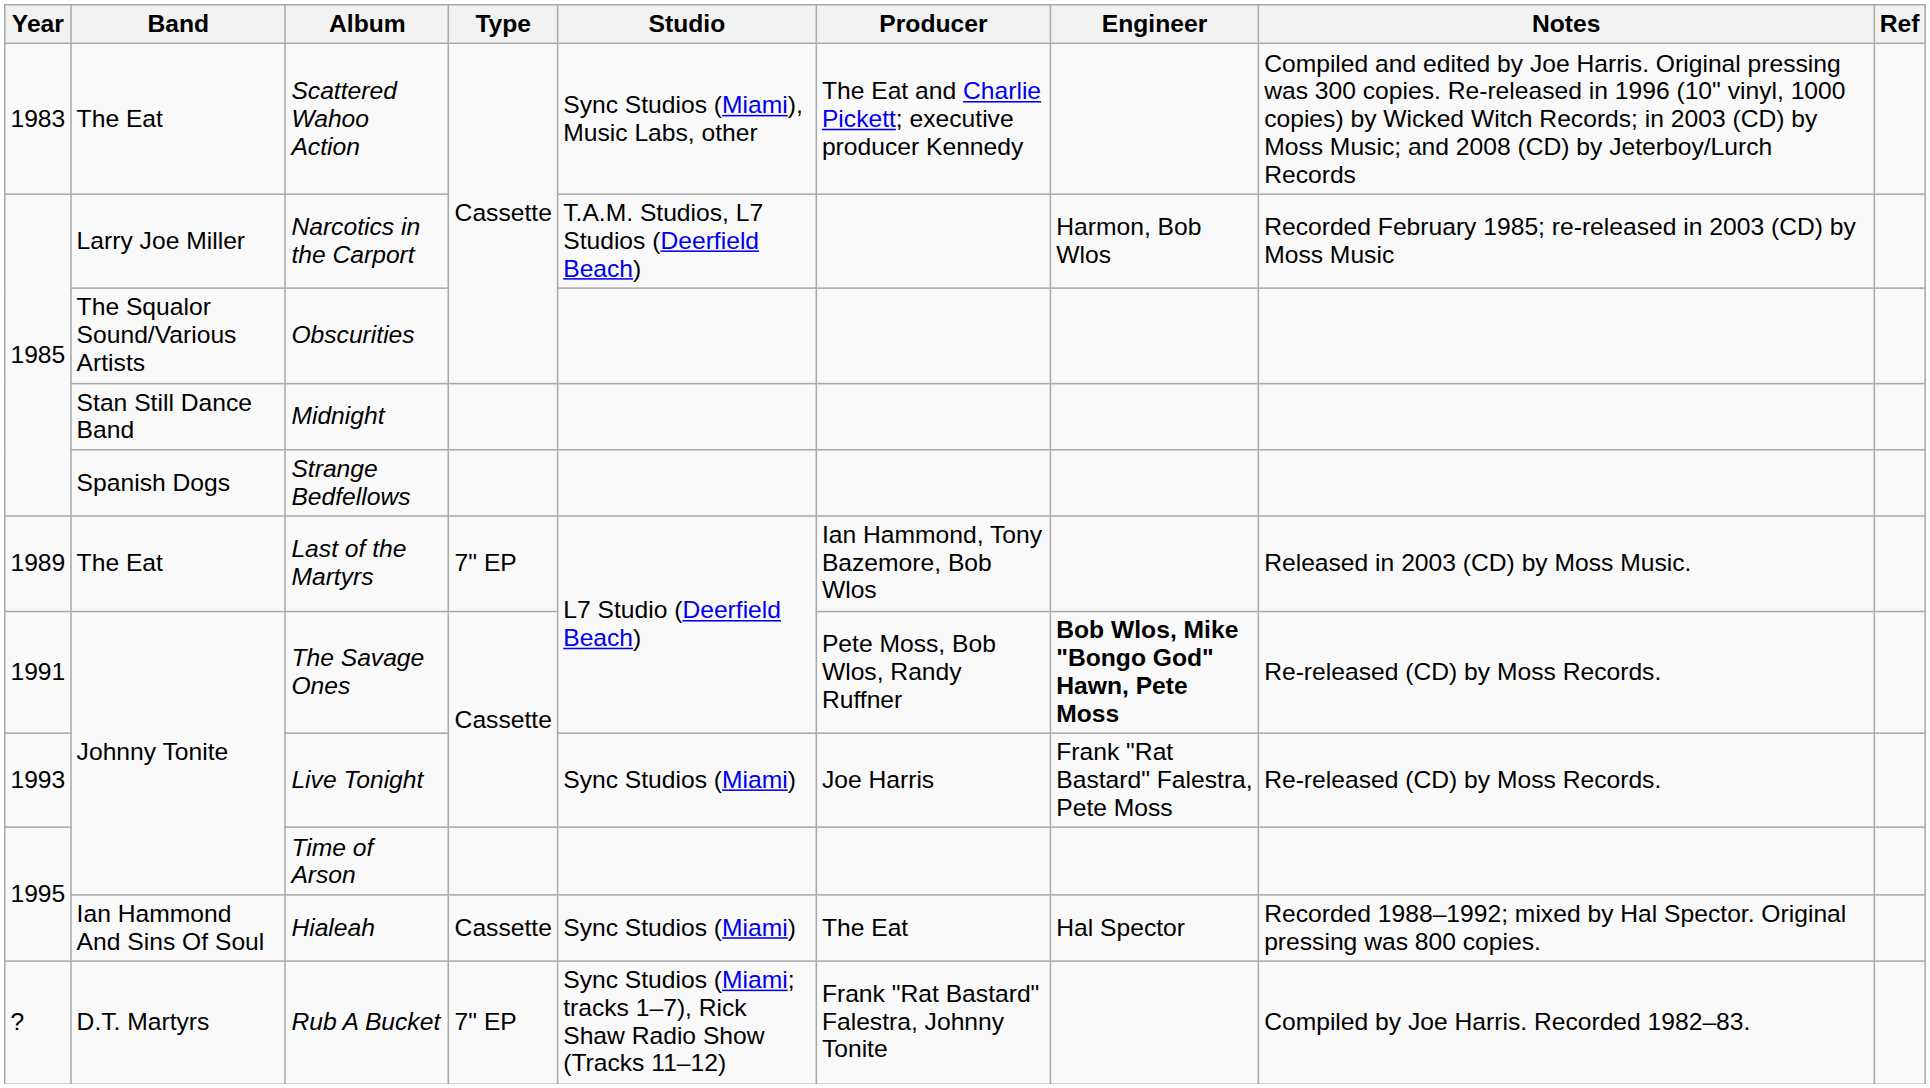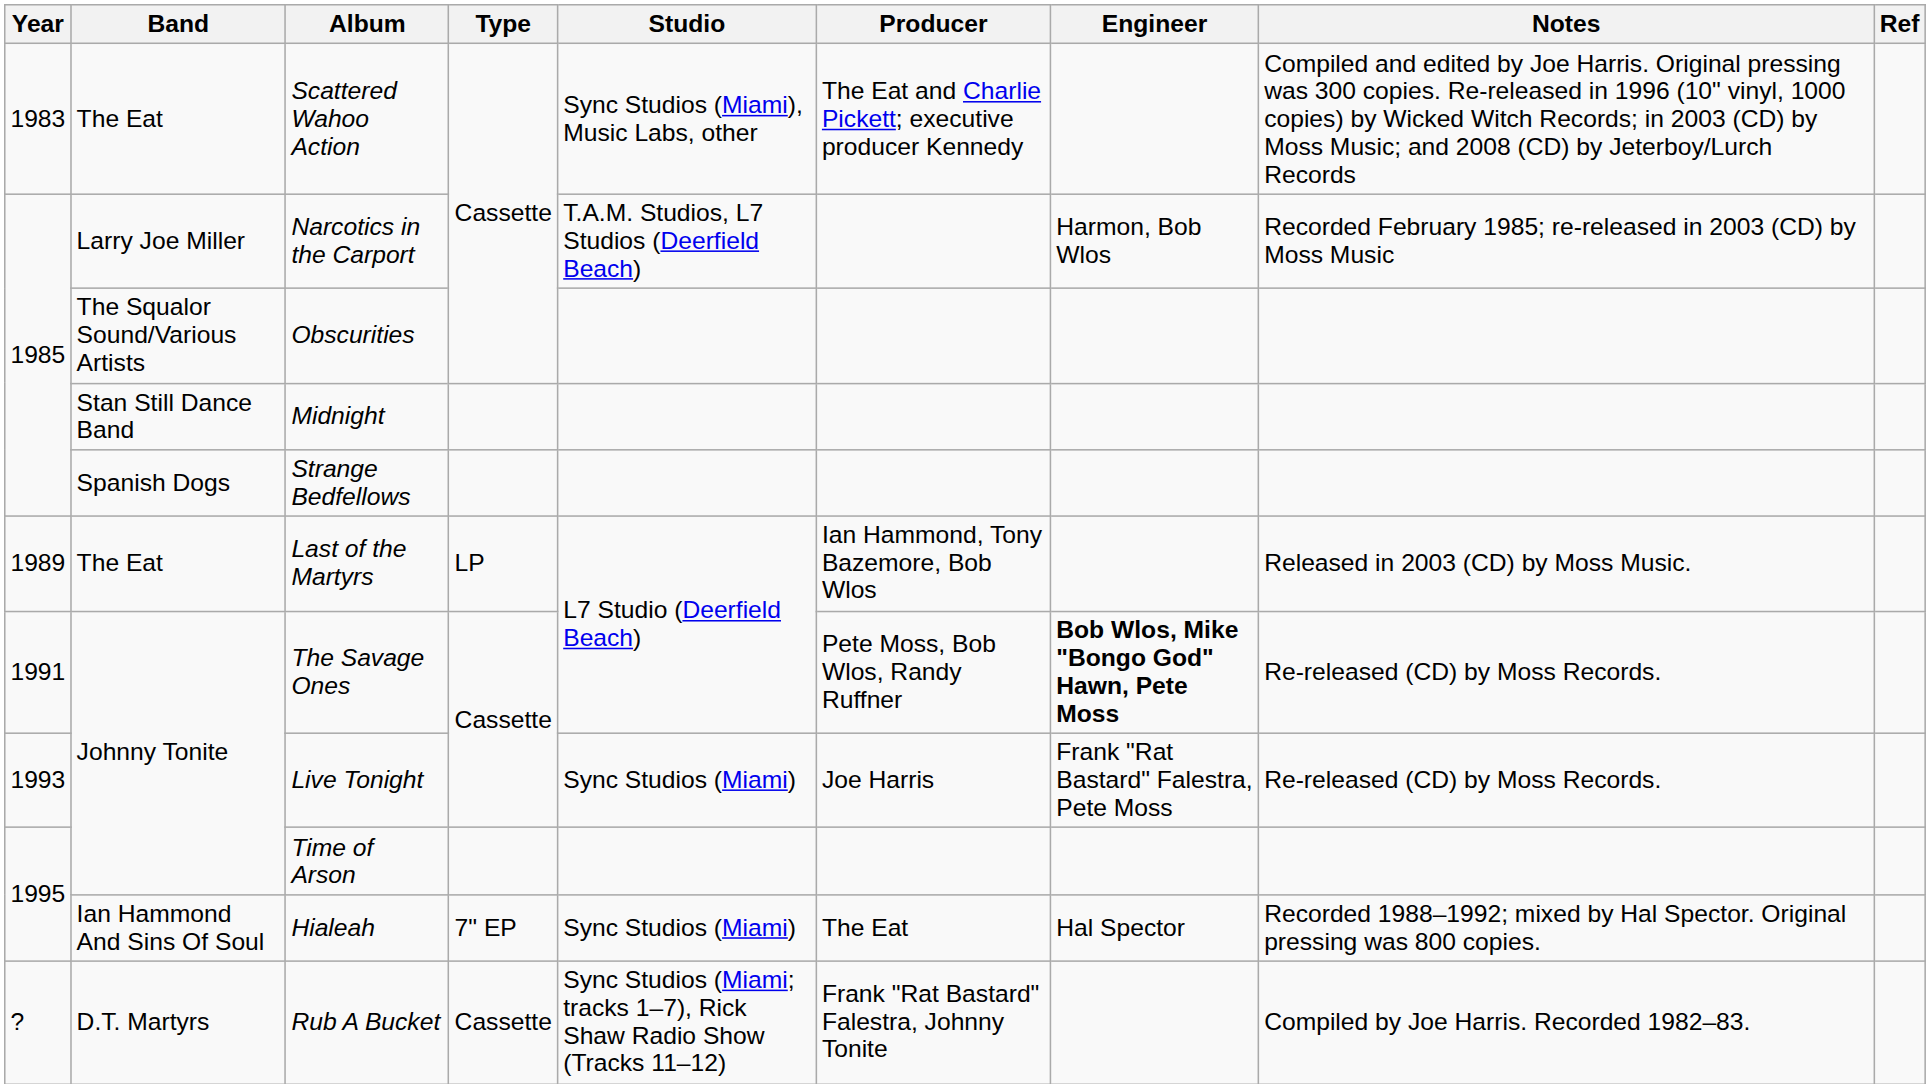(486, 563) 7" EP -> (470, 563) LP
(503, 927) Cassette -> (486, 927) 7" EP
(486, 1022) 7" EP -> (503, 1022) Cassette
